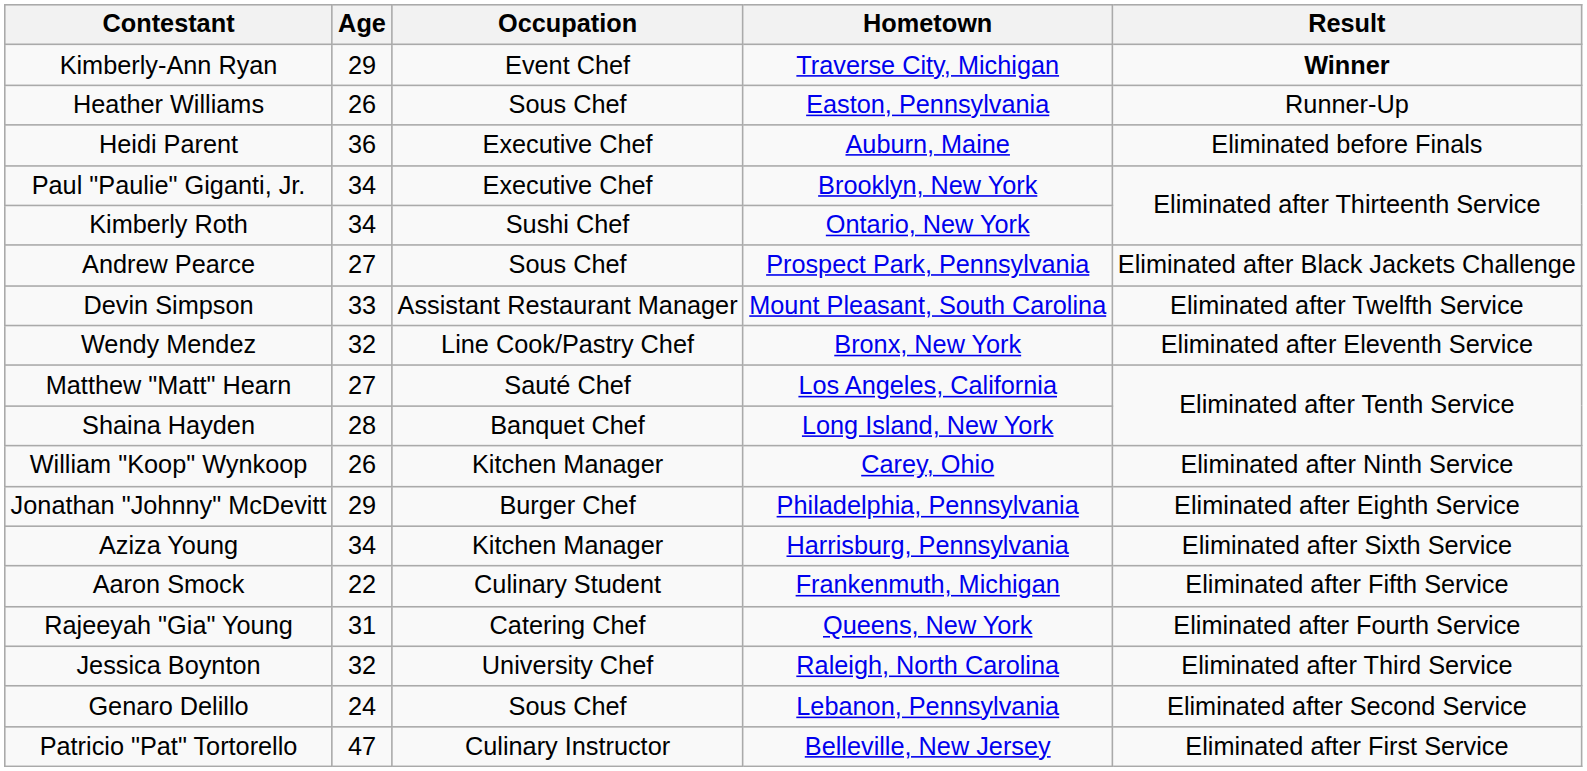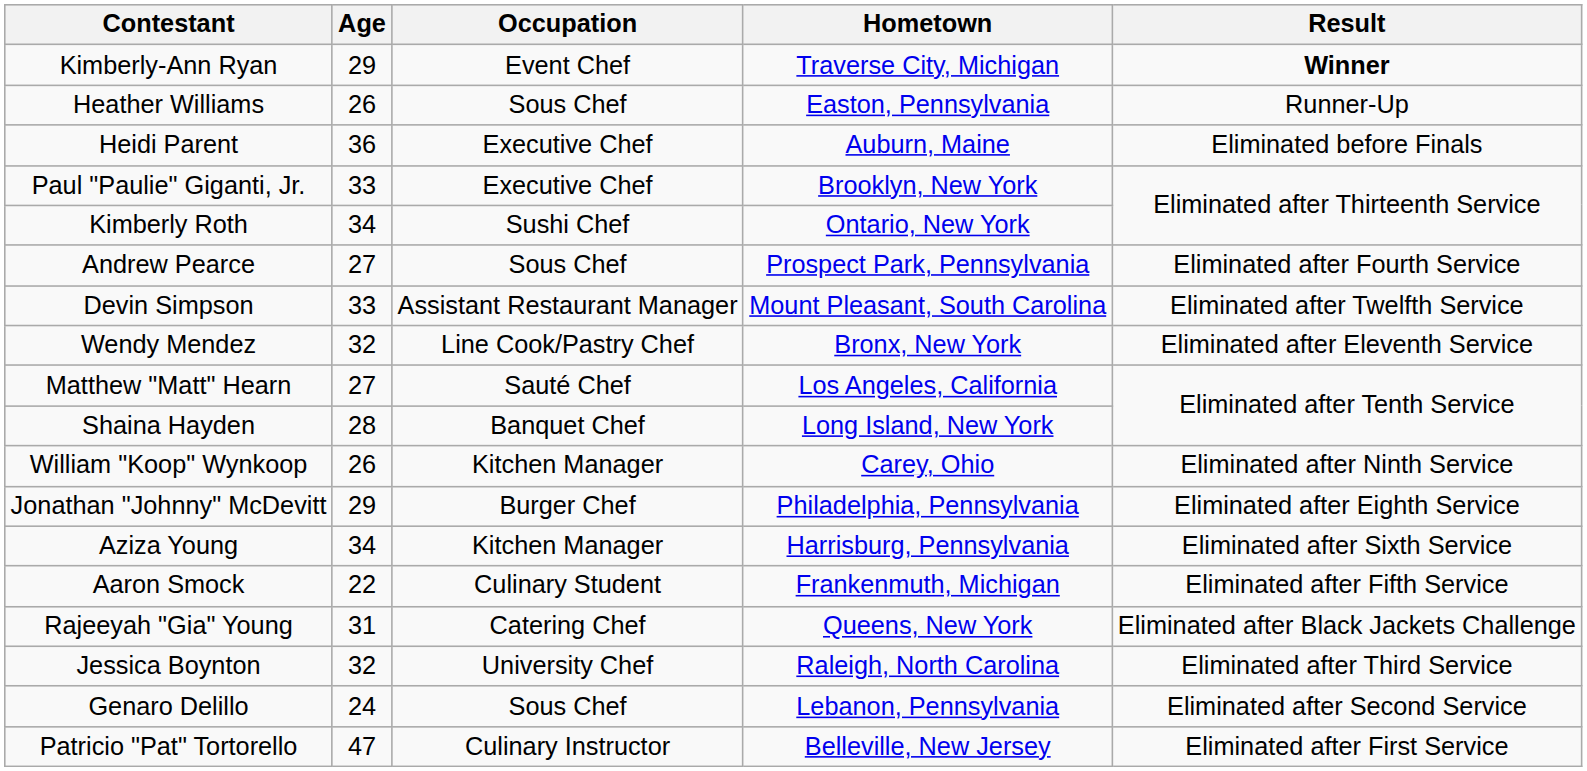(362, 184) 34 -> (362, 184) 33
(1347, 265) Eliminated after Black Jackets Challenge -> (1347, 265) Eliminated after Fourth Service
(1347, 625) Eliminated after Fourth Service -> (1347, 625) Eliminated after Black Jackets Challenge
